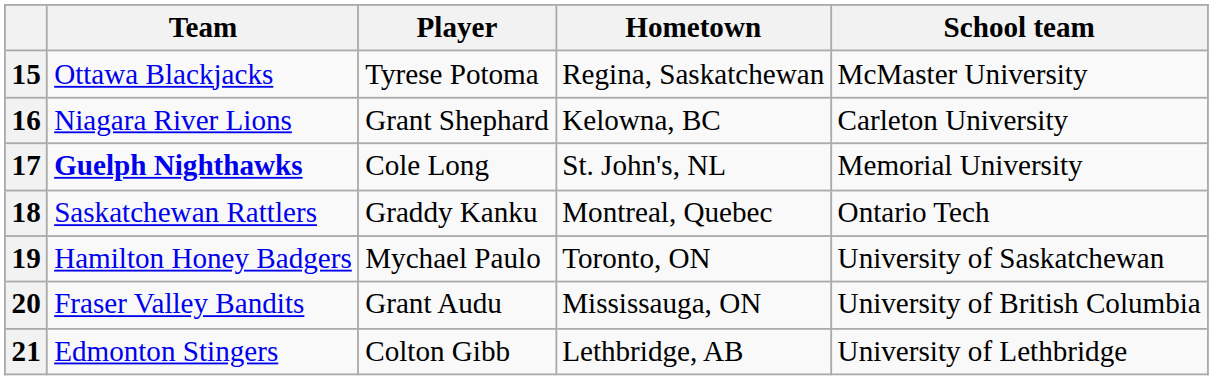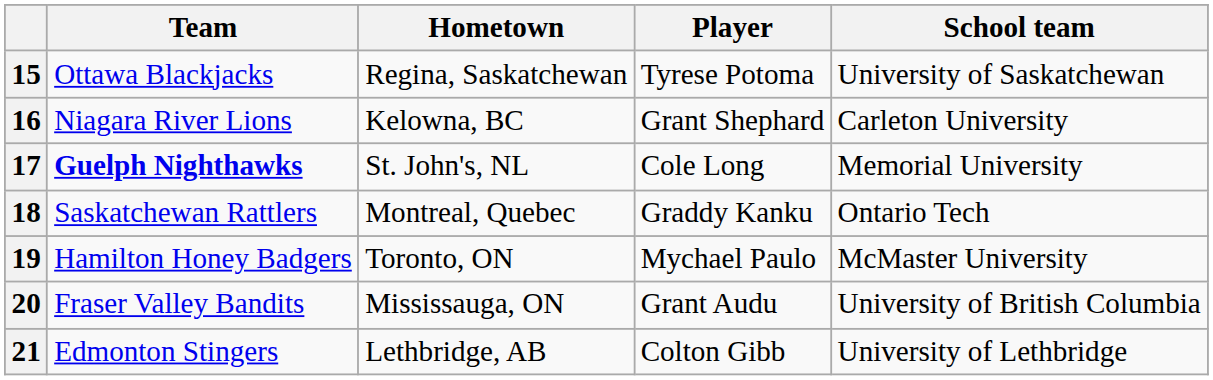columns swapped: (457, 27) <-> (693, 27)
(963, 73) McMaster University -> (1001, 73) University of Saskatchewan
(1001, 258) University of Saskatchewan -> (963, 258) McMaster University
